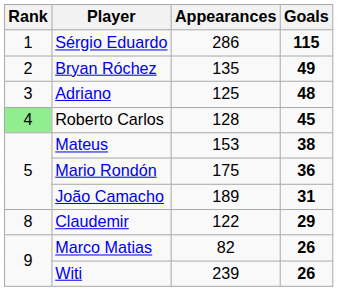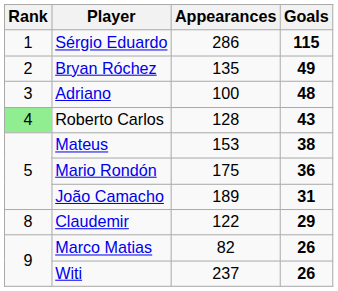(226, 94) 125 -> (226, 94) 100
(306, 119) 45 -> (306, 119) 43
(226, 273) 239 -> (226, 273) 237
